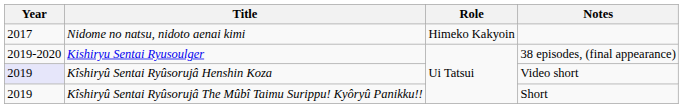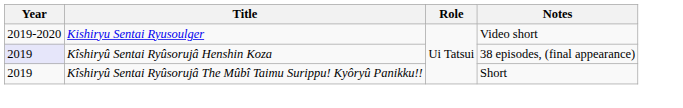- row: (156, 34)
(598, 53) 38 episodes, (final appearance) -> (509, 34) Video short
(549, 73) Video short -> (558, 53) 38 episodes, (final appearance)
